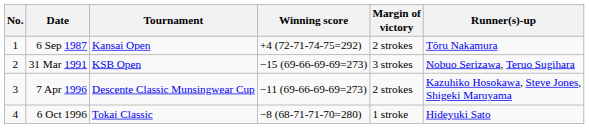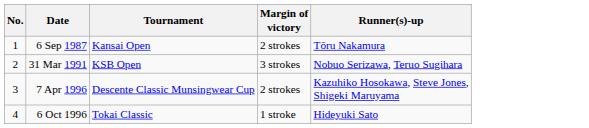- column: (314, 20)
